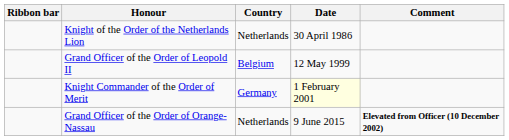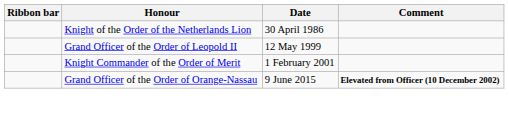- column: (263, 12)
(317, 92) lightyellow background -> (300, 63) no background
